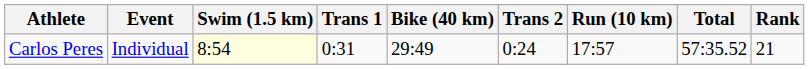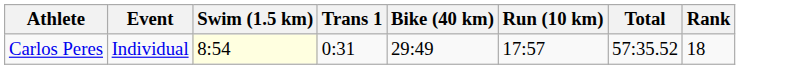- column: (533, 19)
(765, 49) 21 -> (696, 49) 18
